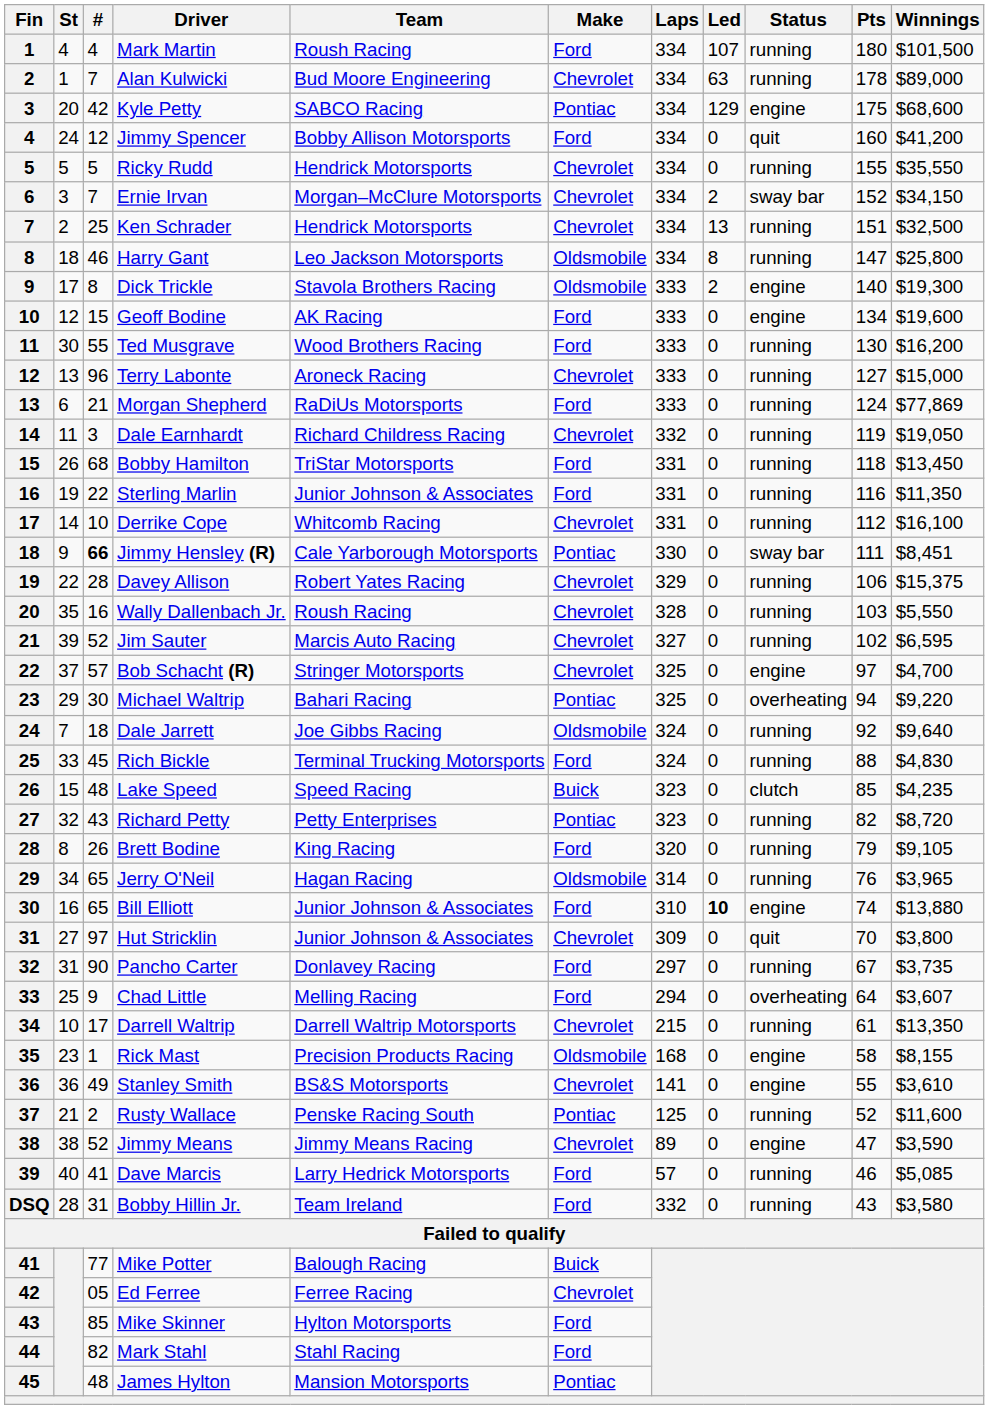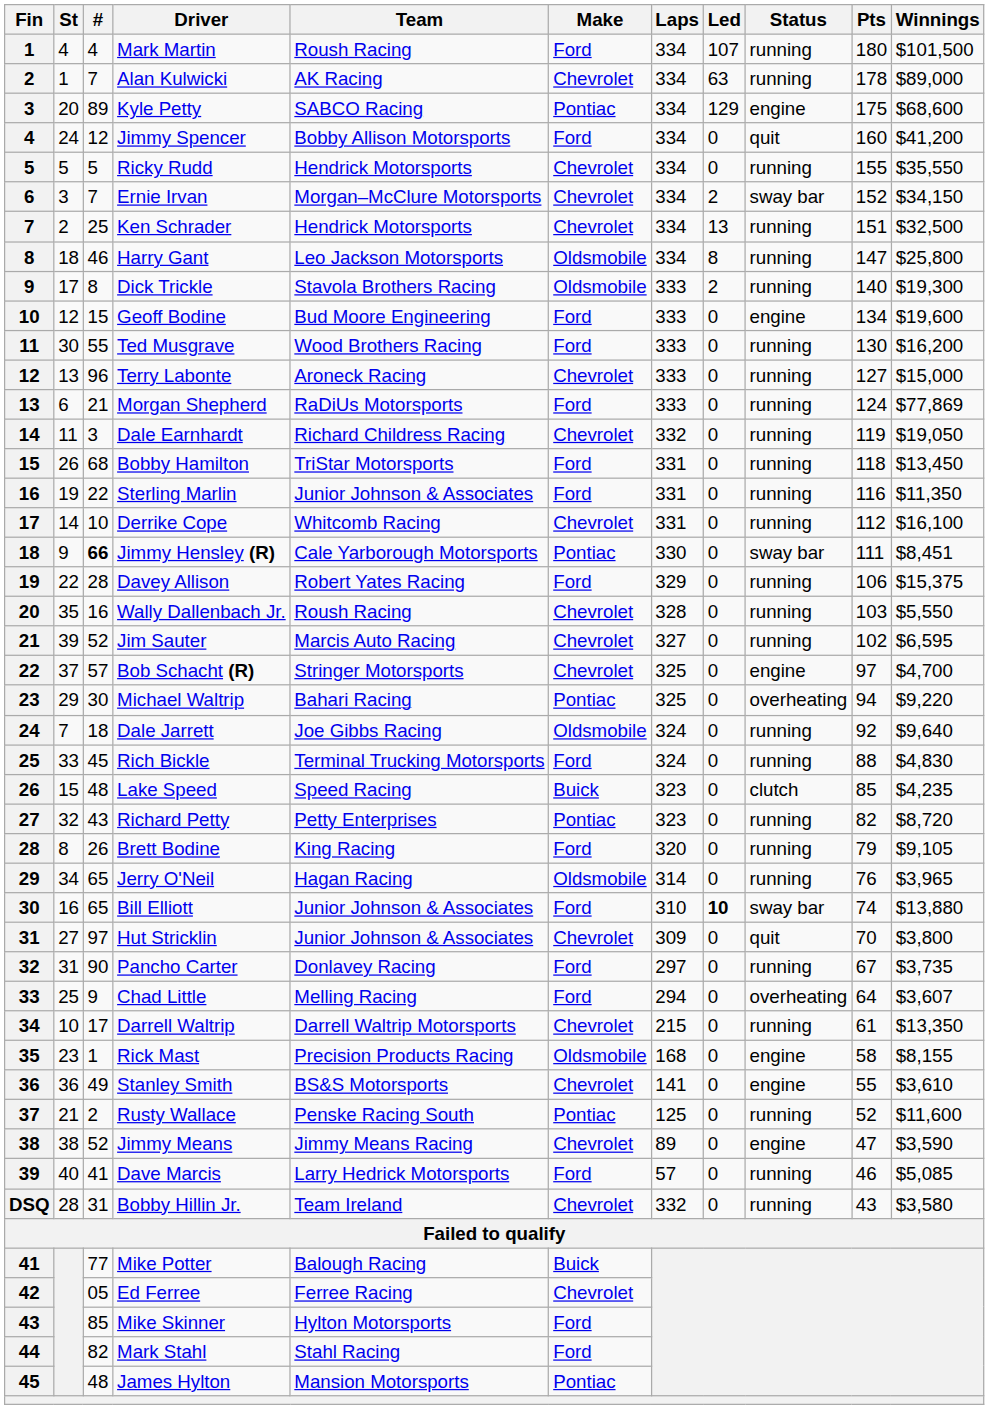(392, 79) Bud Moore Engineering -> (338, 79) AK Racing
(98, 108) 42 -> (98, 108) 89
(778, 286) engine -> (781, 286) running
(338, 316) AK Racing -> (392, 316) Bud Moore Engineering
(593, 582) Chevrolet -> (572, 582) Ford
(778, 908) engine -> (787, 908) sway bar
(572, 1203) Ford -> (593, 1203) Chevrolet
